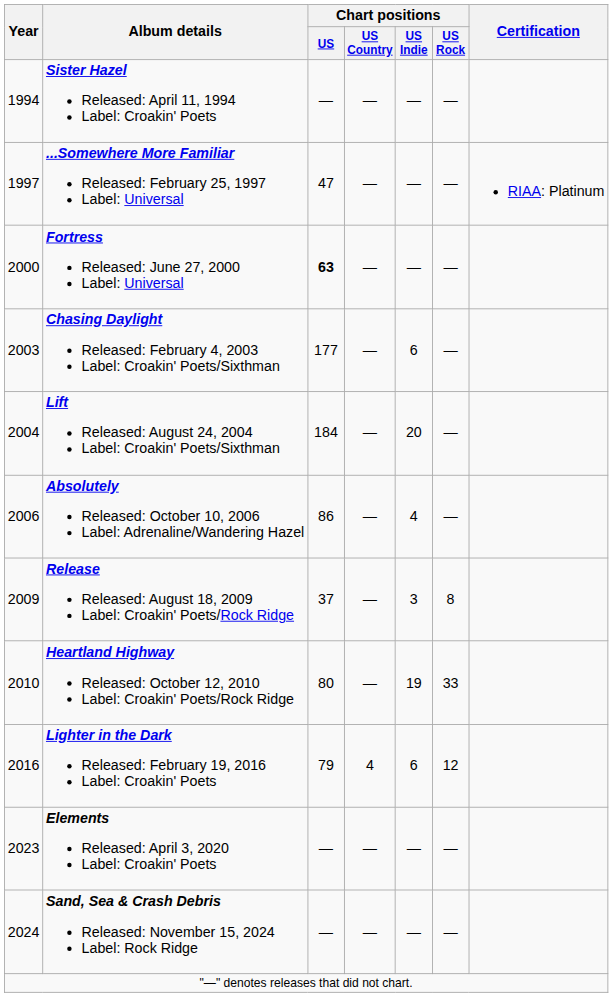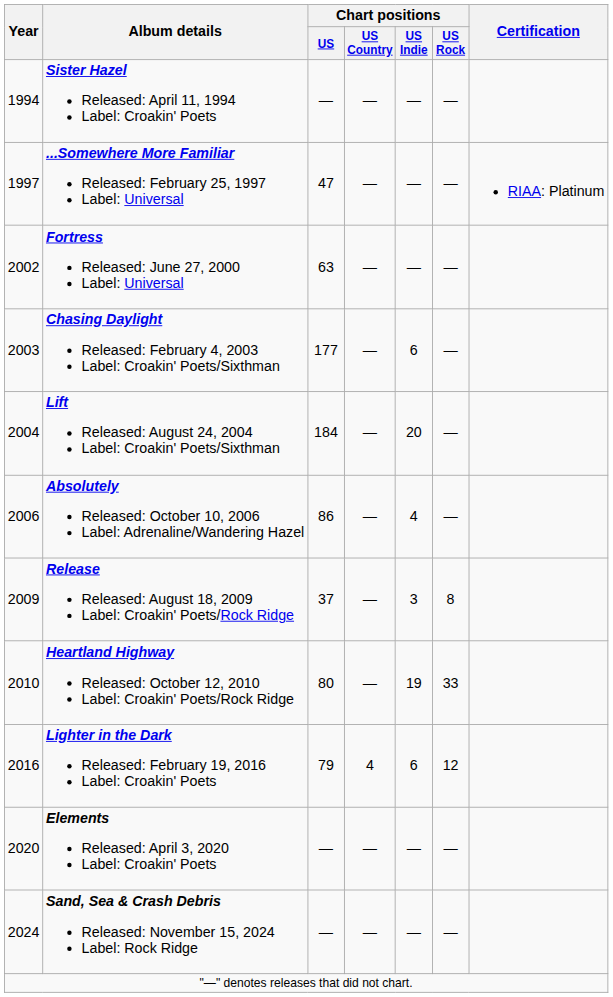(24, 267) 2000 -> (24, 267) 2002
(326, 267) bold -> (326, 267) normal
(24, 848) 2023 -> (24, 848) 2020
